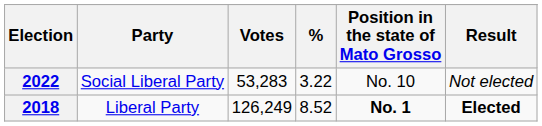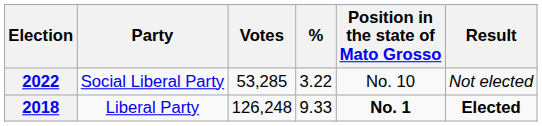(262, 81) 53,283 -> (262, 81) 53,285
(262, 107) 126,249 -> (262, 107) 126,248
(316, 107) 8.52 -> (316, 107) 9.33
